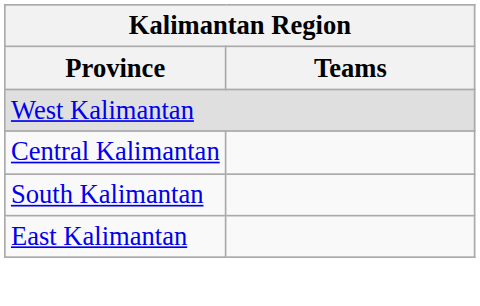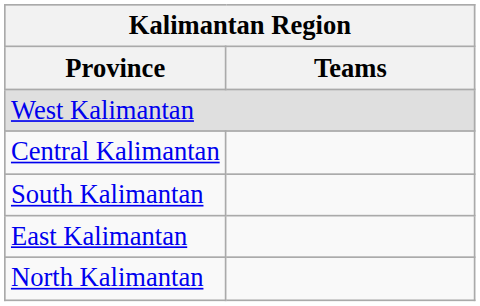+ row: (107, 278)
